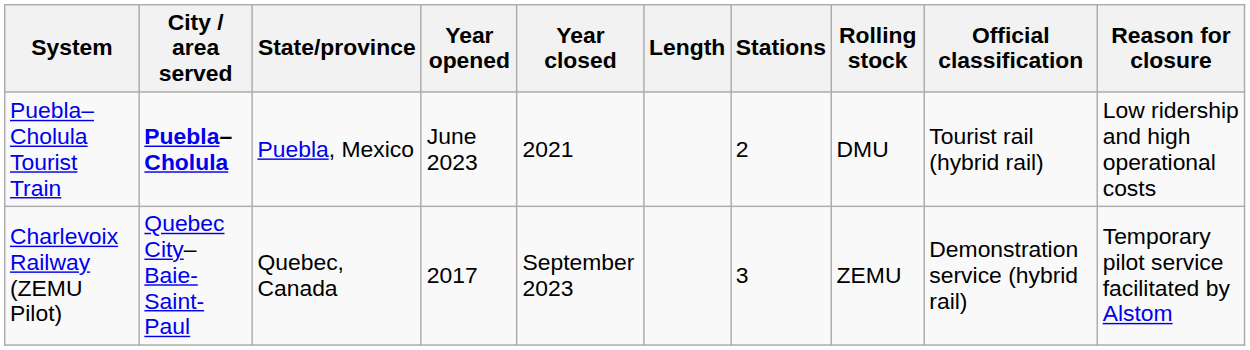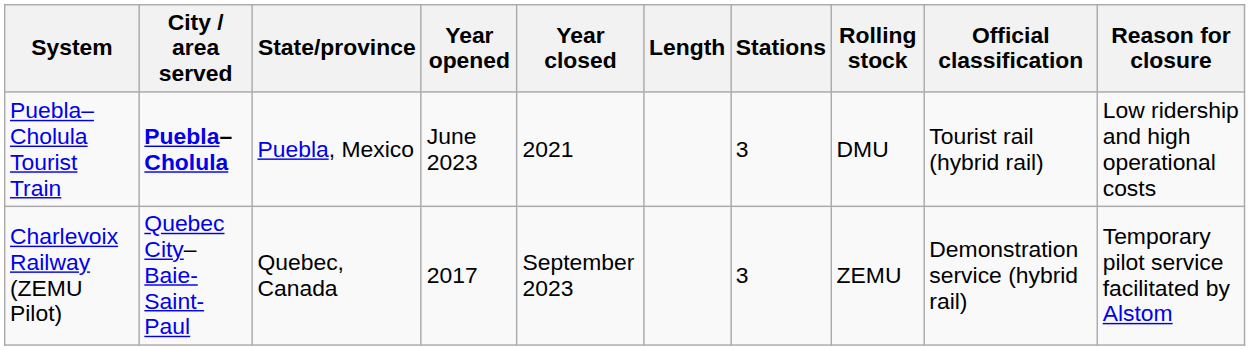(742, 149) 2 -> (742, 149) 3
